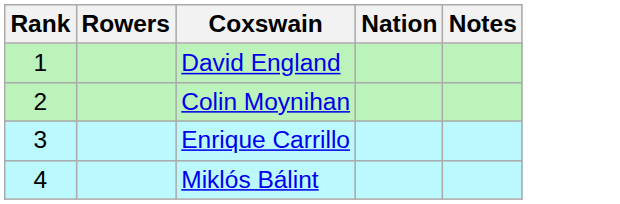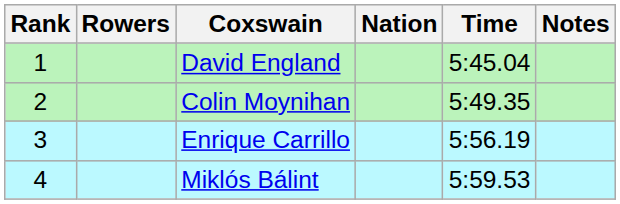+ column: (490, 23)
